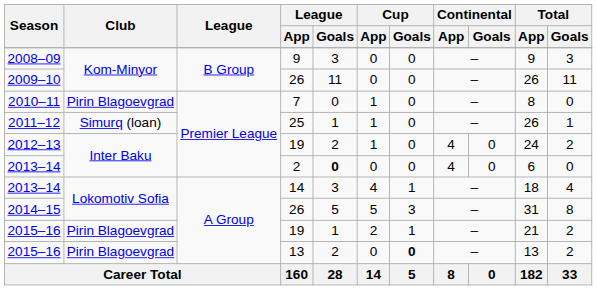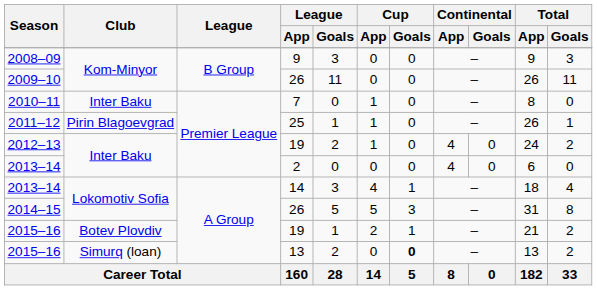(120, 101) Pirin Blagoevgrad -> (120, 101) Inter Baku
(120, 123) Simurq (loan) -> (120, 123) Pirin Blagoevgrad
(335, 166) bold -> (335, 166) normal
(120, 230) Pirin Blagoevgrad -> (120, 230) Botev Plovdiv
(120, 252) Pirin Blagoevgrad -> (120, 252) Simurq (loan)
